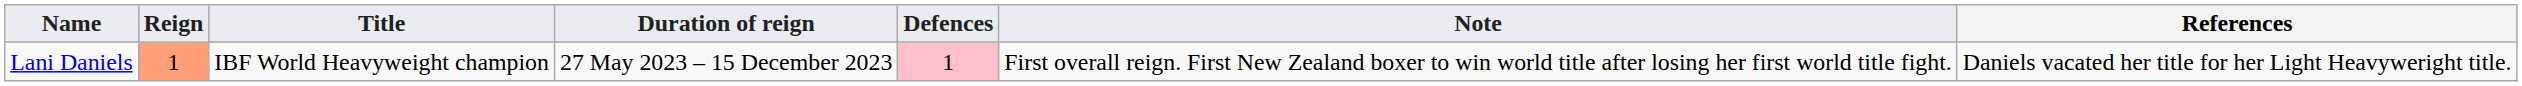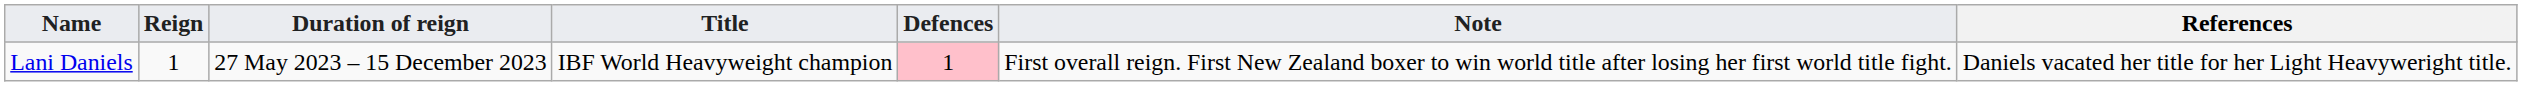columns swapped: (726, 23) <-> (382, 23)
(174, 61) lightsalmon background -> (174, 61) no background
